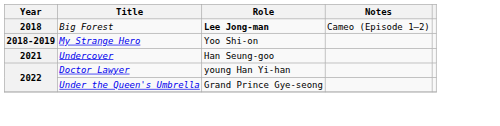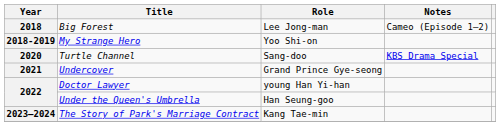(236, 26) bold -> (296, 26) normal
+ row: (97, 56)
(239, 56) Han Seung-goo -> (323, 70) Grand Prince Gye-seong
(263, 85) Grand Prince Gye-seong -> (299, 99) Han Seung-goo
+ row: (159, 114)
